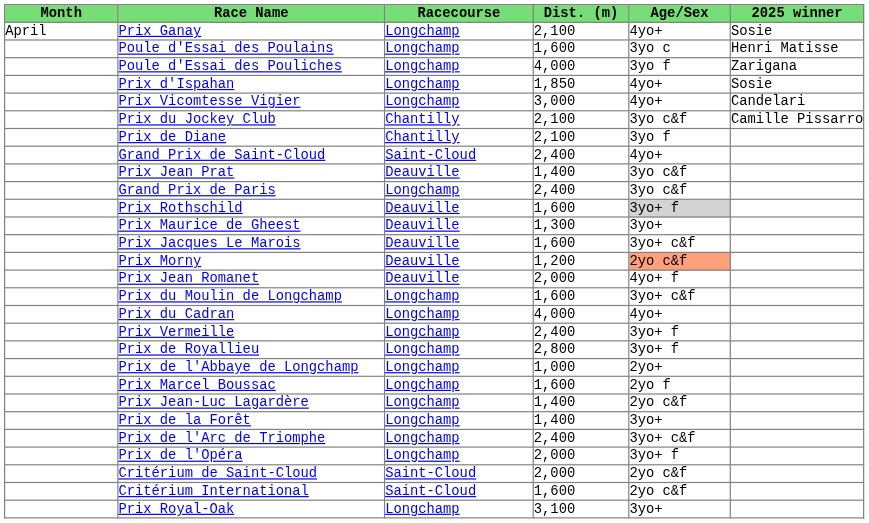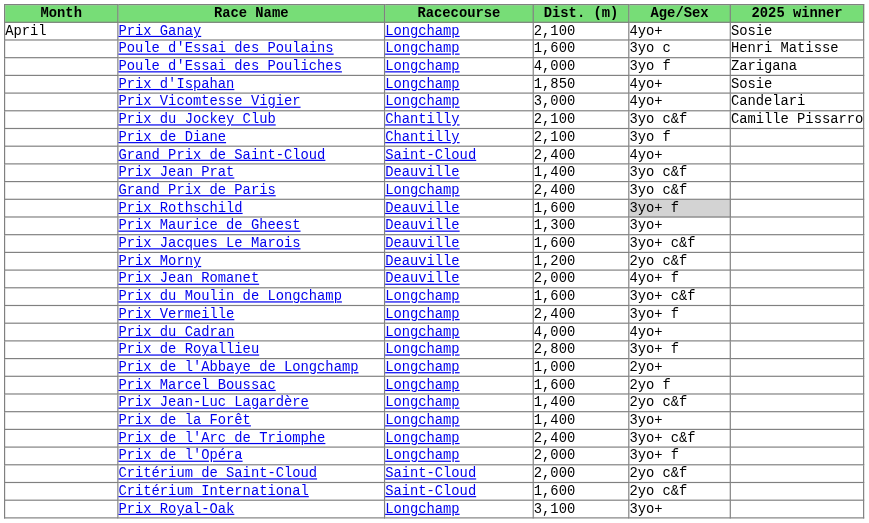(658, 261) lightsalmon background -> (658, 261) no background
rows swapped: (176, 332) <-> (176, 314)
